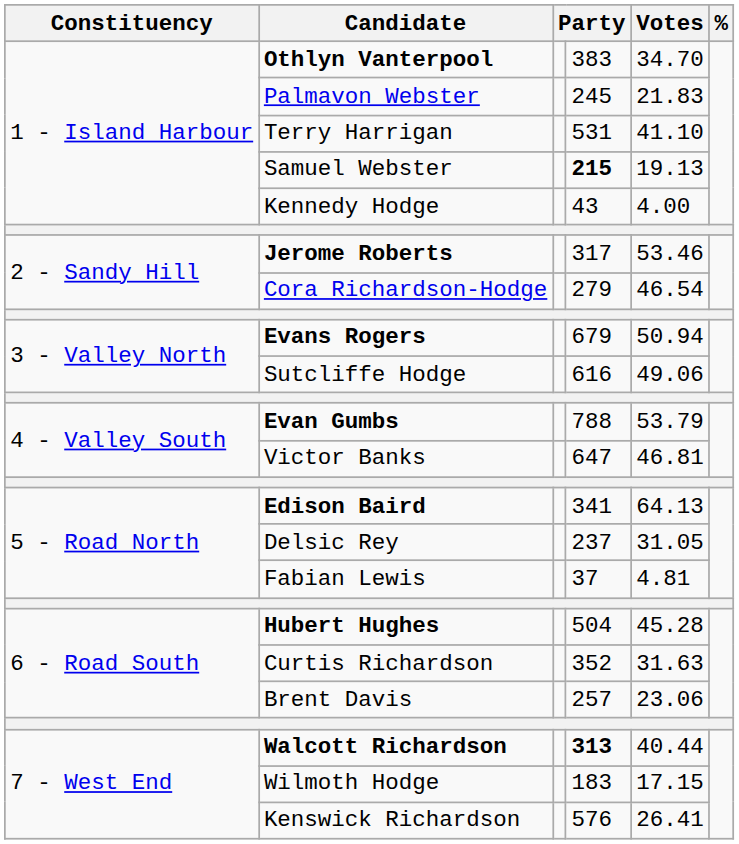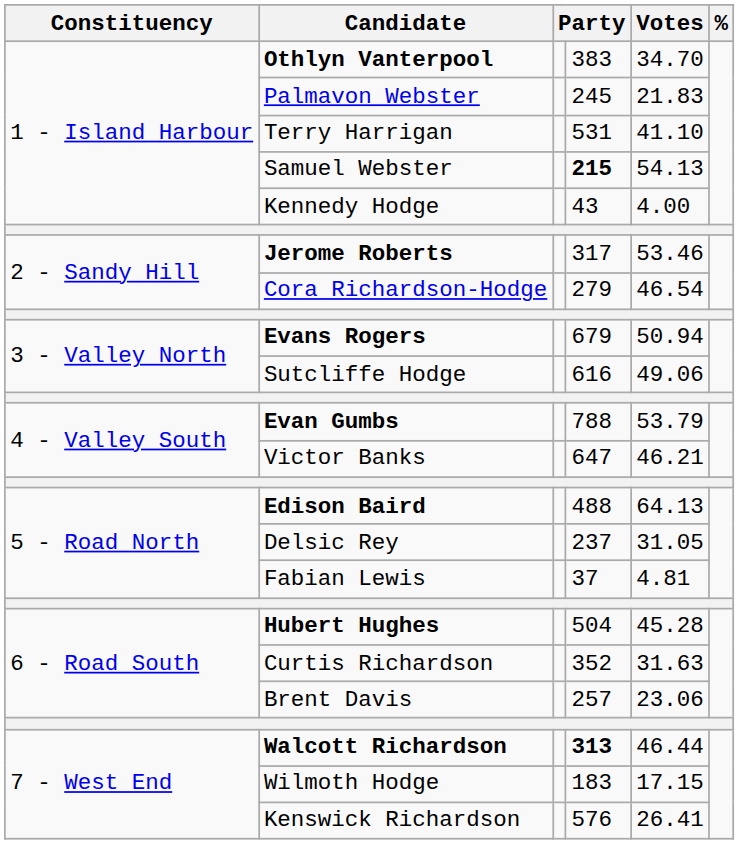(670, 170) 19.13 -> (670, 170) 54.13
(670, 459) 46.81 -> (670, 459) 46.21
(592, 506) 341 -> (592, 506) 488
(670, 747) 40.44 -> (670, 747) 46.44
